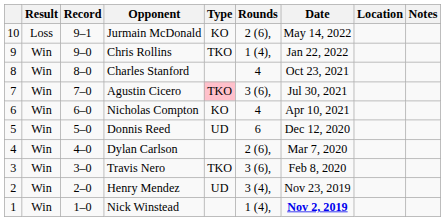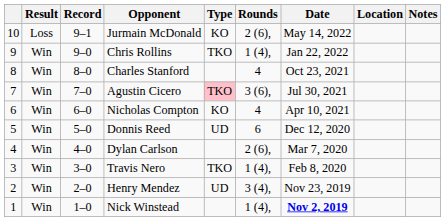(258, 168) 3 (6), -> (258, 168) 1 (4),
